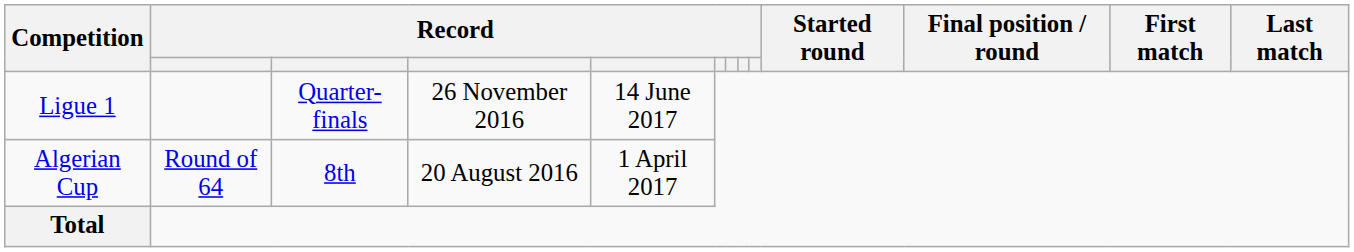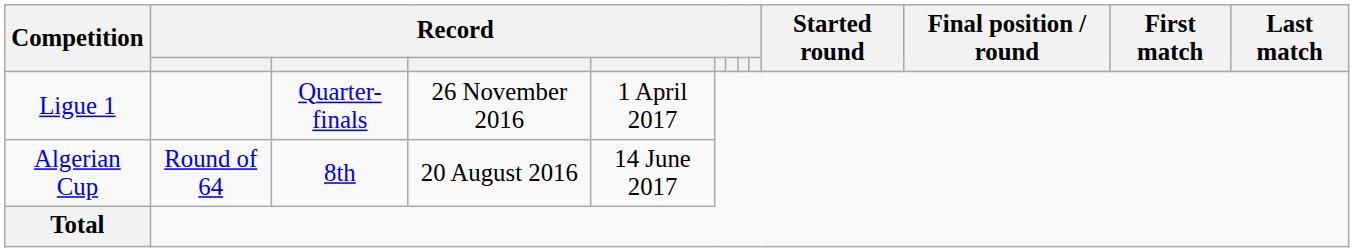(653, 105) 14 June 2017 -> (653, 105) 1 April 2017
(653, 172) 1 April 2017 -> (653, 172) 14 June 2017
